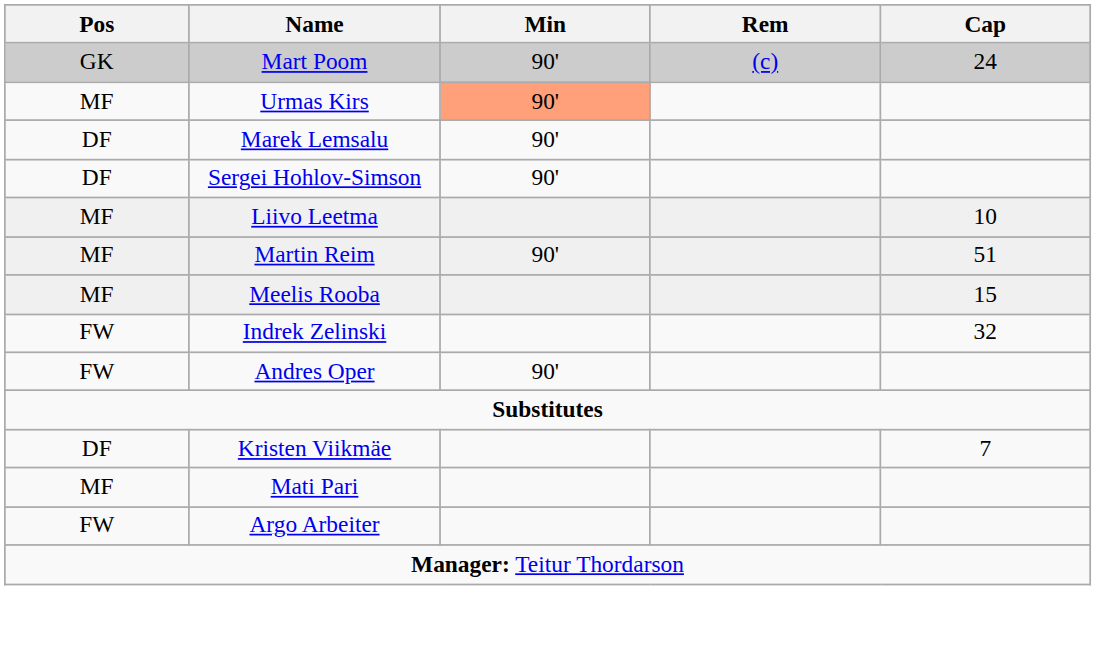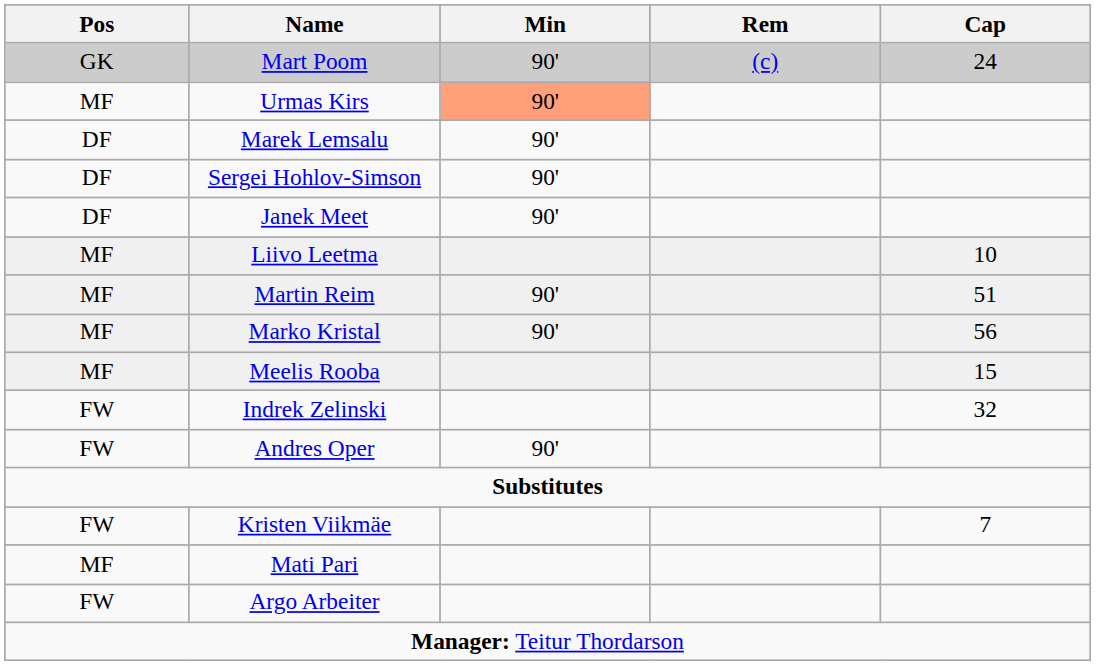+ row: (315, 216)
+ row: (315, 332)
(97, 447) DF -> (97, 525) FW
